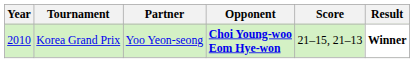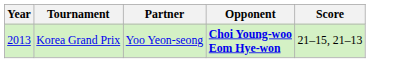- column: (387, 14)
(19, 41) 2010 -> (19, 41) 2013
